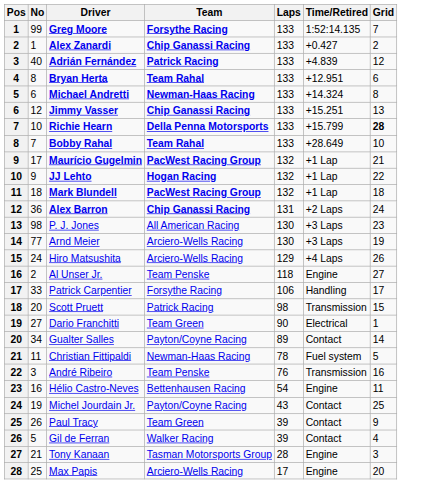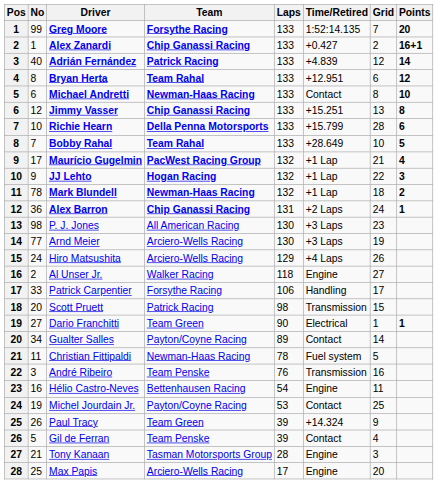+ column: (415, 13)
(324, 95) +14.324 -> (323, 95) Contact
(379, 127) bold -> (379, 127) normal
(36, 193) 18 -> (36, 193) 78
(204, 193) PacWest Racing Group -> (201, 193) Newman-Haas Racing
(178, 275) Team Penske -> (180, 275) Walker Racing
(283, 405) 43 -> (283, 405) 53
(323, 422) Contact -> (324, 422) +14.324
(180, 438) Walker Racing -> (178, 438) Team Penske
